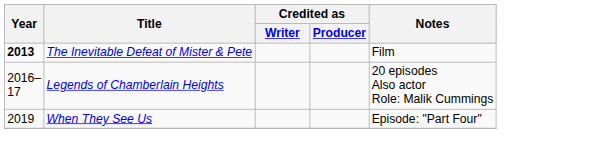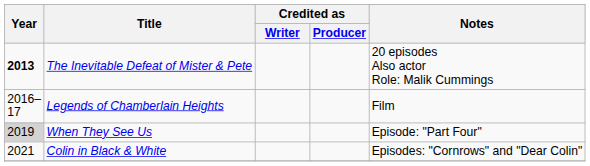(383, 52) Film -> (433, 66) 20 episodes Also actor Role: Malik Cummings
(433, 85) 20 episodes Also actor Role: Malik Cummings -> (383, 106) Film
(21, 118) no background -> (21, 132) lightgrey background
+ row: (106, 151)
